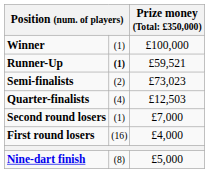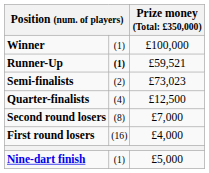(167, 99) £12,503 -> (167, 99) £12,500
(119, 118) (1) -> (119, 118) (8)
(119, 160) (8) -> (119, 160) (1)
